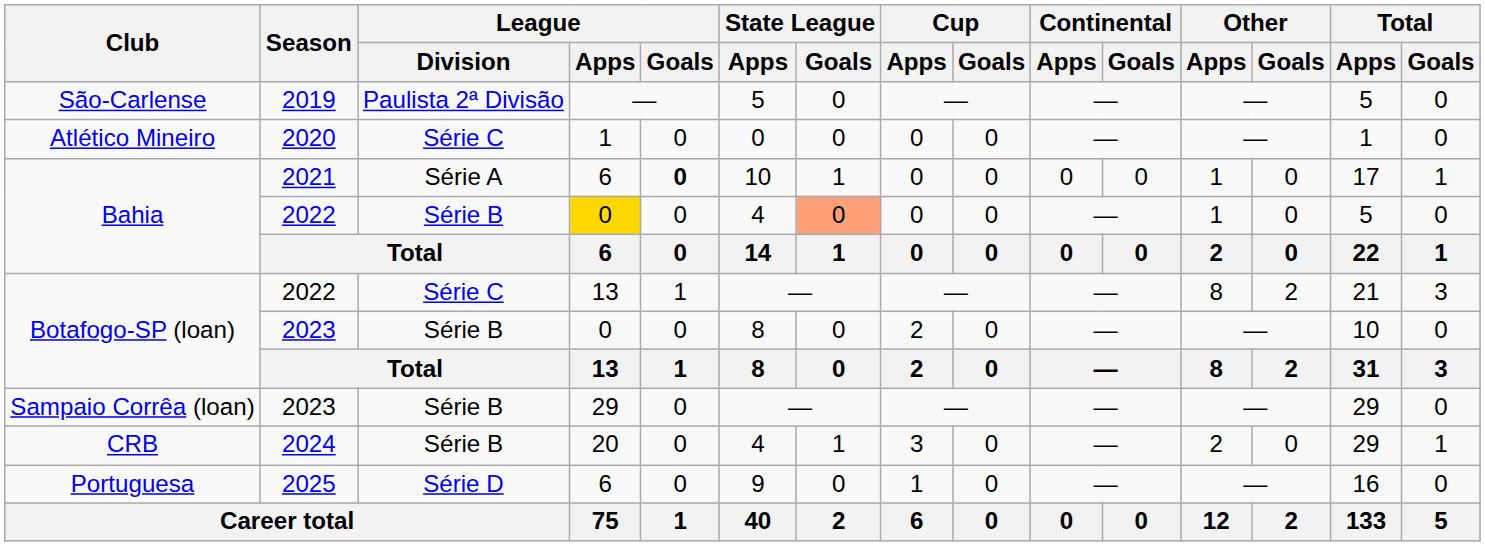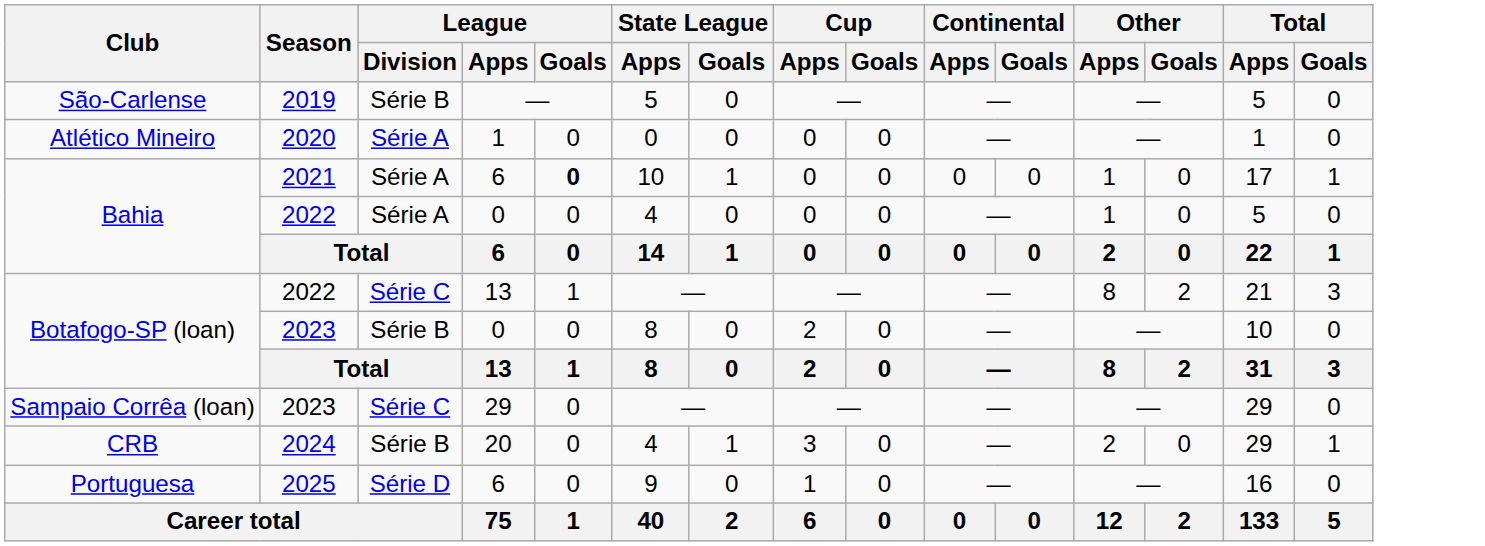(463, 100) Paulista 2ª Divisão -> (410, 100) Série B
(463, 138) Série C -> (410, 138) Série A
(463, 215) Série B -> (410, 215) Série A
(605, 215) gold background -> (498, 215) no background
(839, 215) lightsalmon background -> (732, 215) no background
(463, 406) Série B -> (410, 406) Série C
